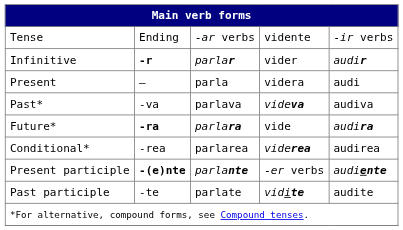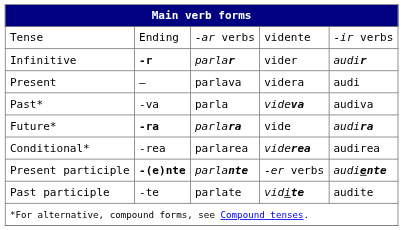(212, 82) parla -> (218, 82) parlava
(218, 104) parlava -> (212, 104) parla
